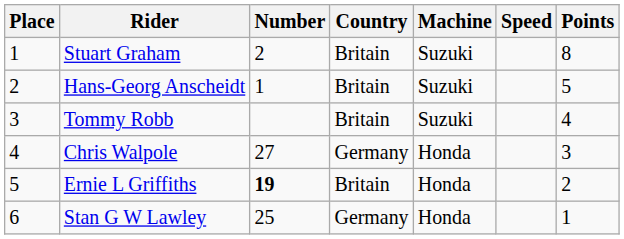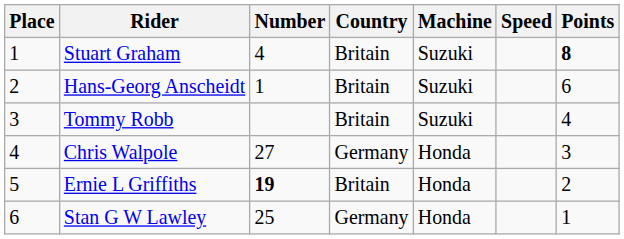(259, 53) 2 -> (259, 53) 4
(566, 53) normal -> (566, 53) bold
(566, 86) 5 -> (566, 86) 6
